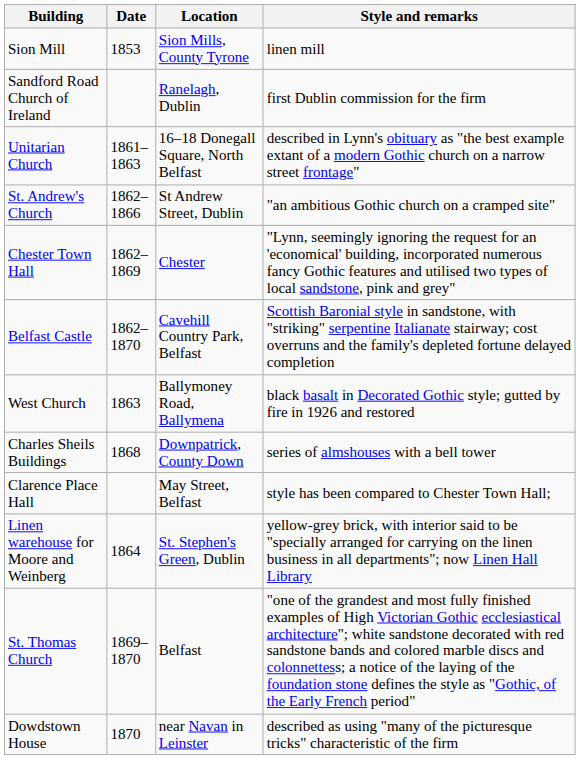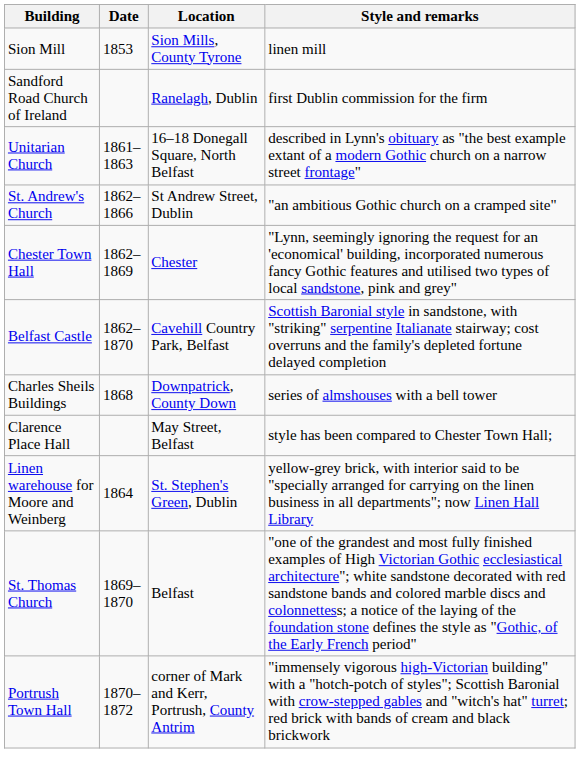- row: (47, 403)
- row: (44, 734)
+ row: (40, 701)
